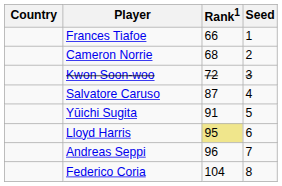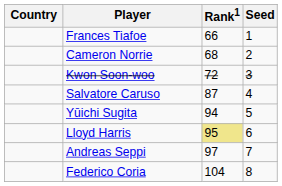(211, 113) 91 -> (211, 113) 94
(211, 152) 96 -> (211, 152) 97
